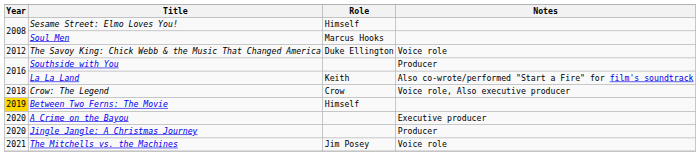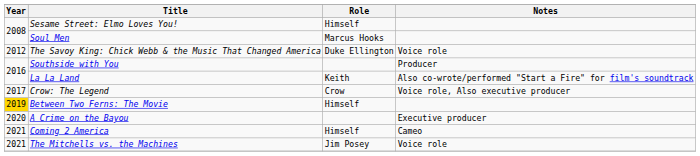(16, 91) 2018 -> (16, 91) 2017
- row: (114, 131)
+ row: (69, 131)
